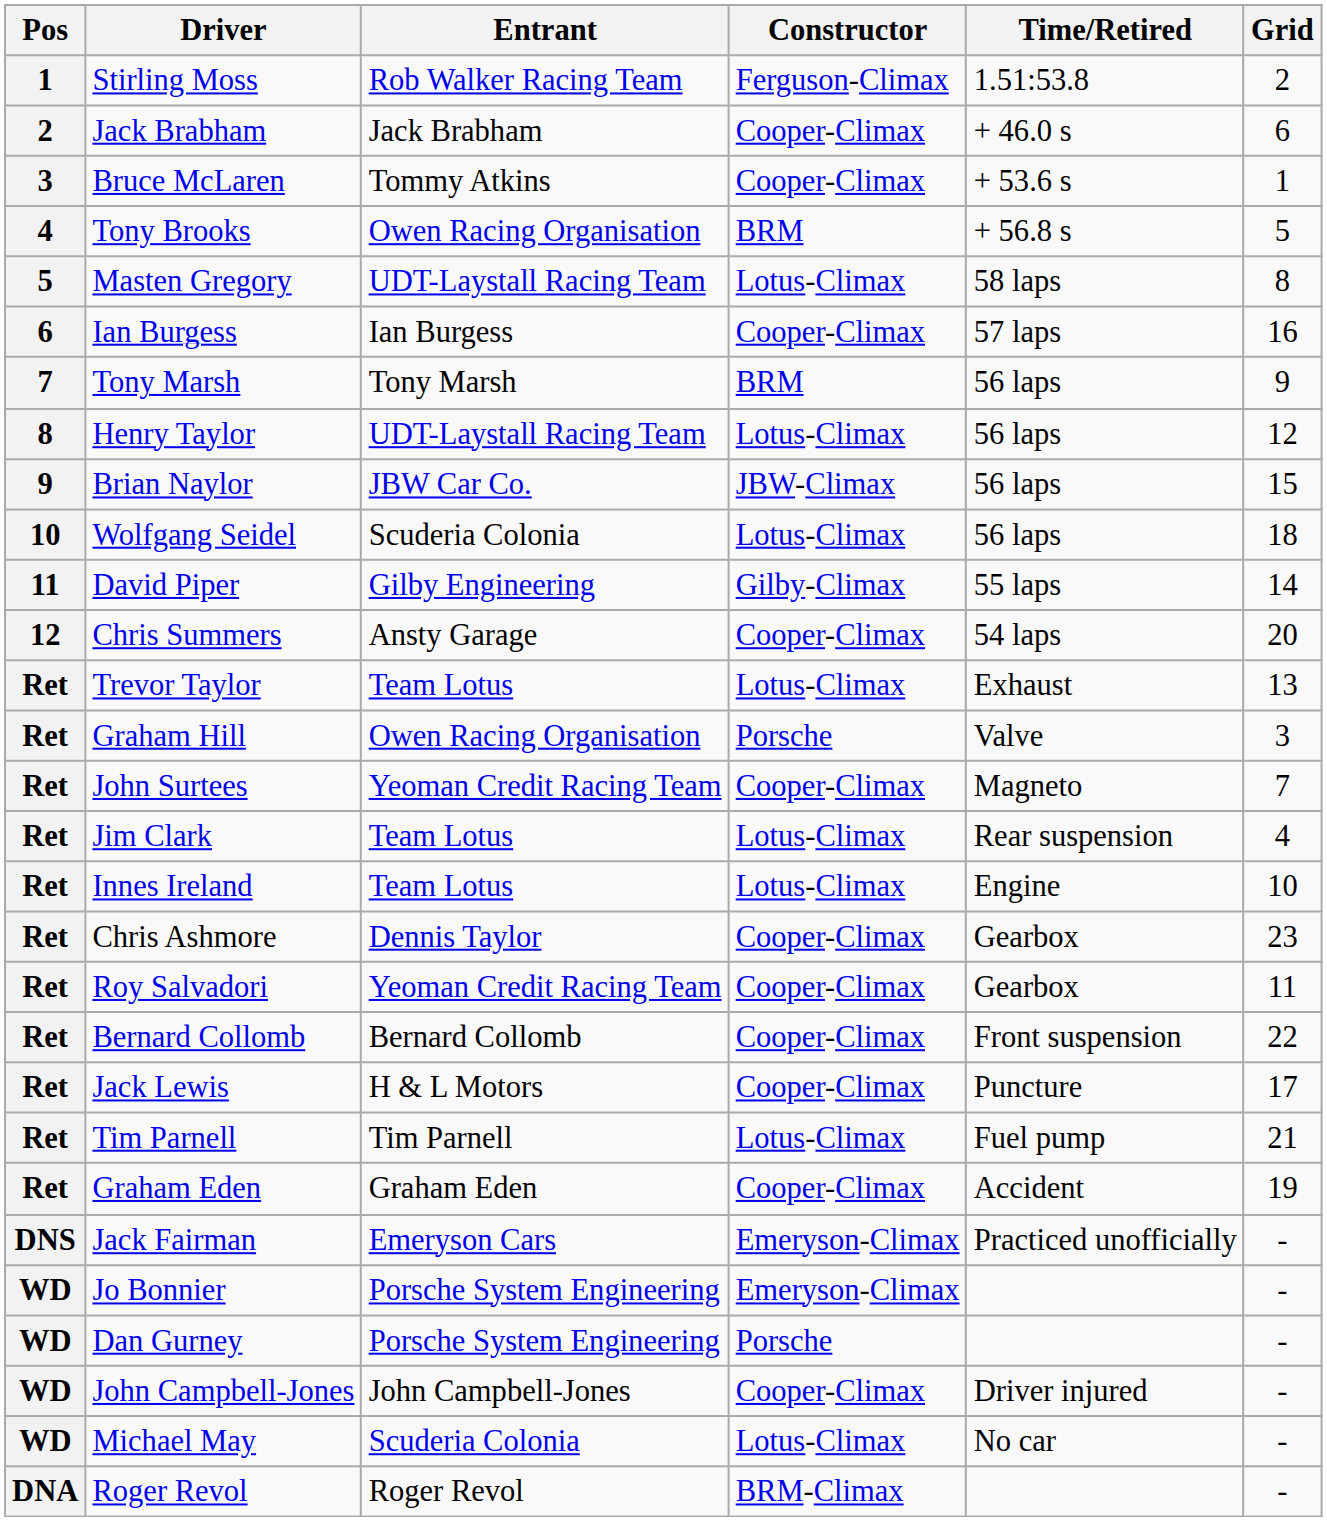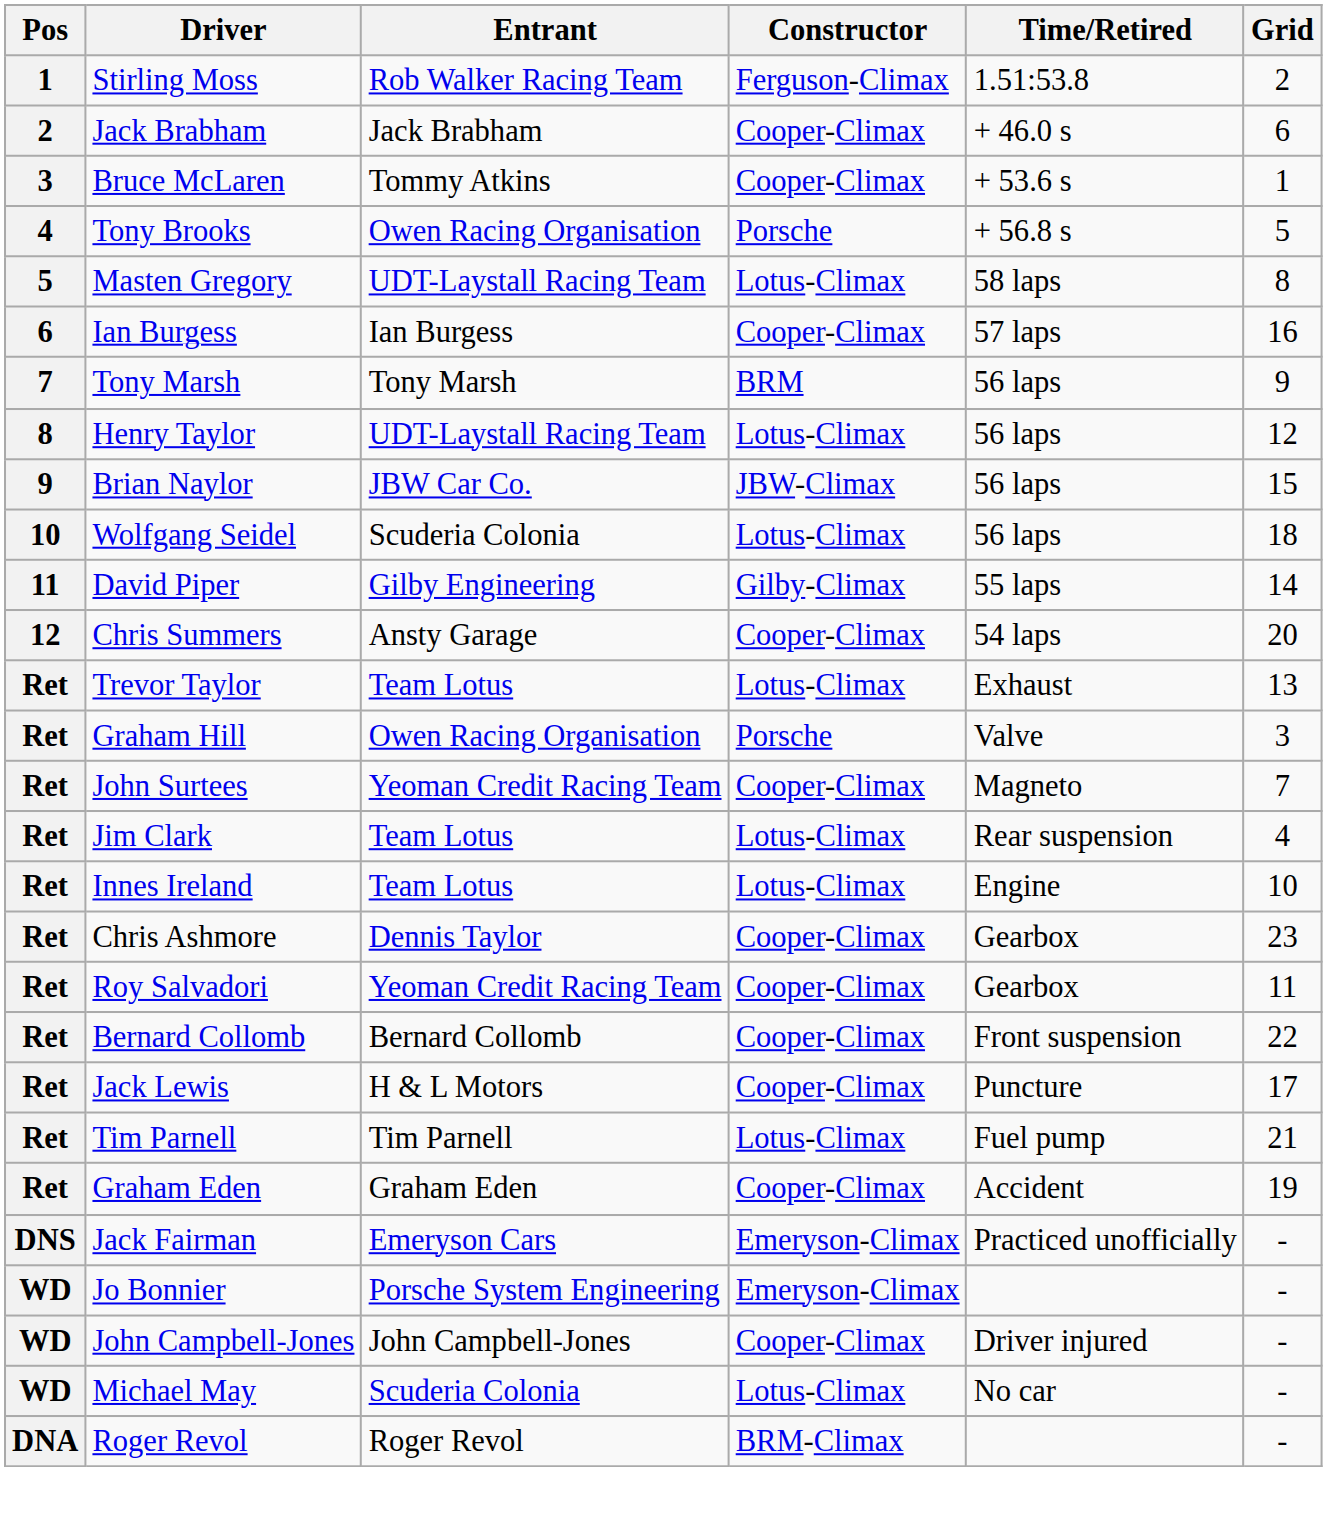(770, 231) BRM -> (784, 231) Porsche
- row: (167, 1339)
